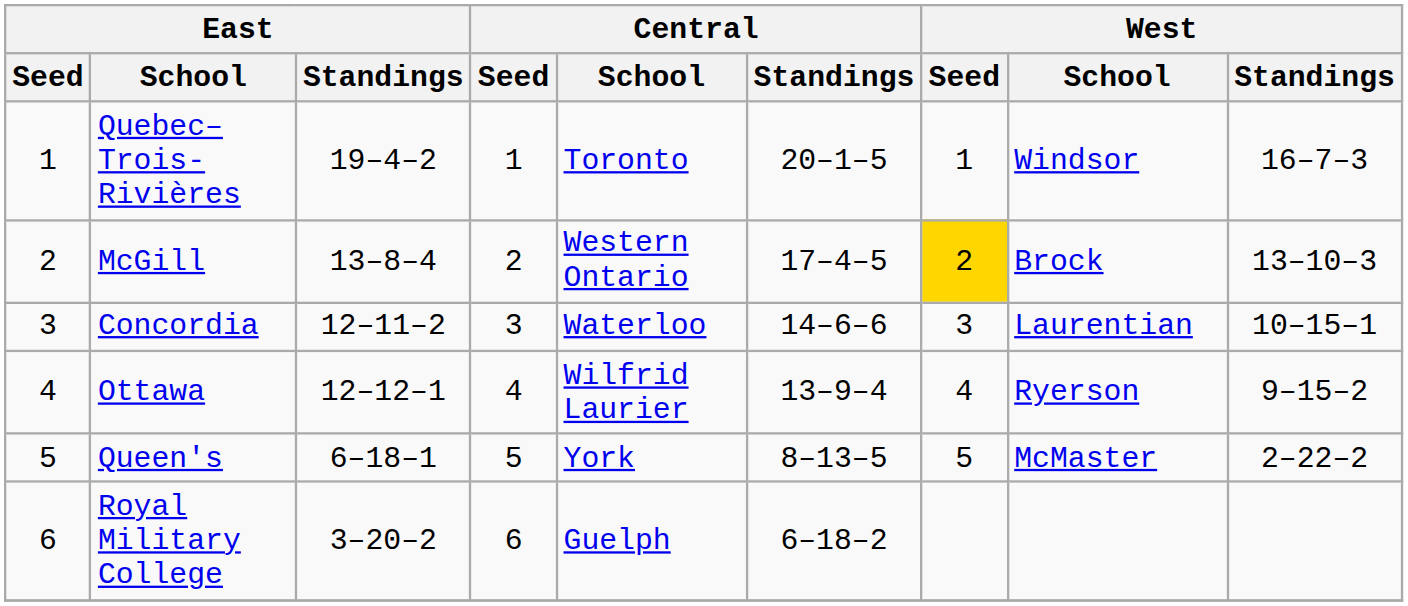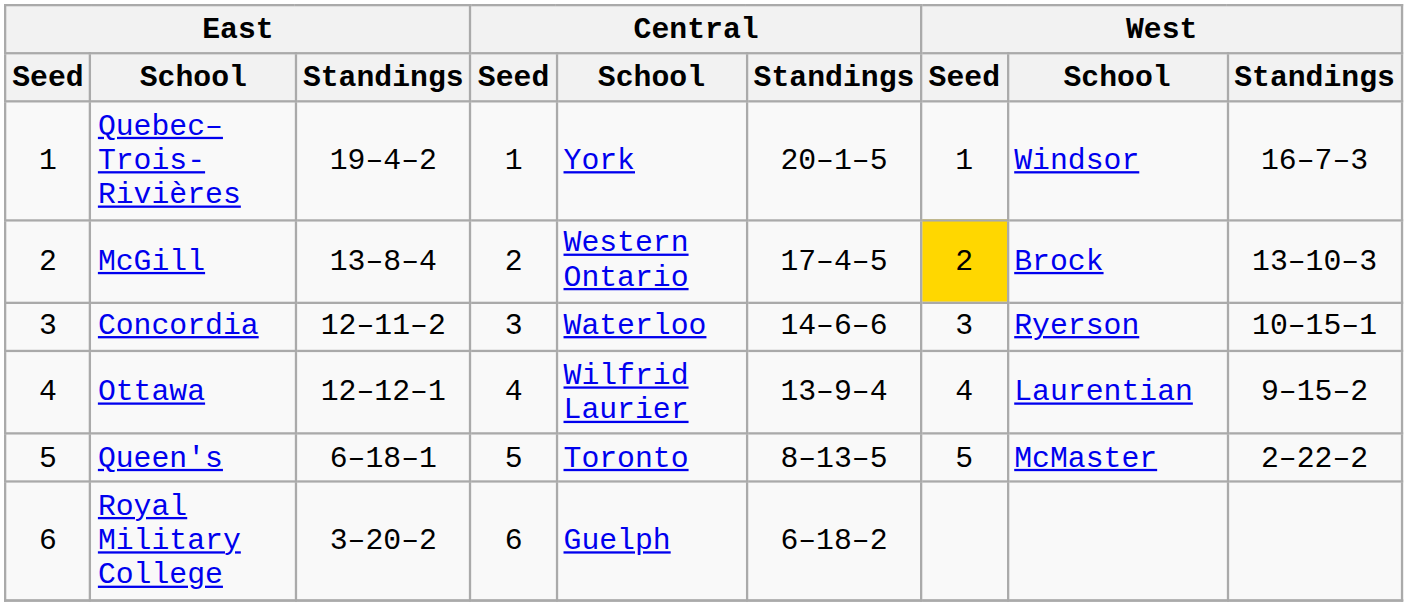(626, 161) Toronto -> (599, 161) York
(1104, 327) Laurentian -> (1077, 327) Ryerson
(1077, 392) Ryerson -> (1104, 392) Laurentian
(599, 458) York -> (626, 458) Toronto
